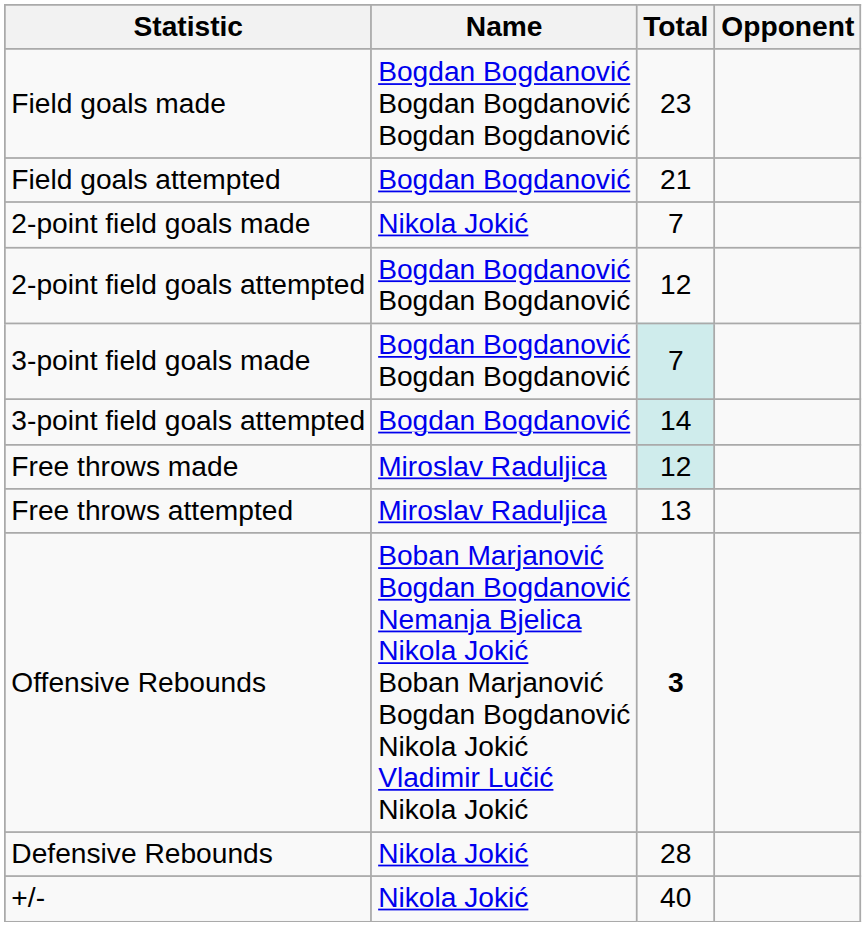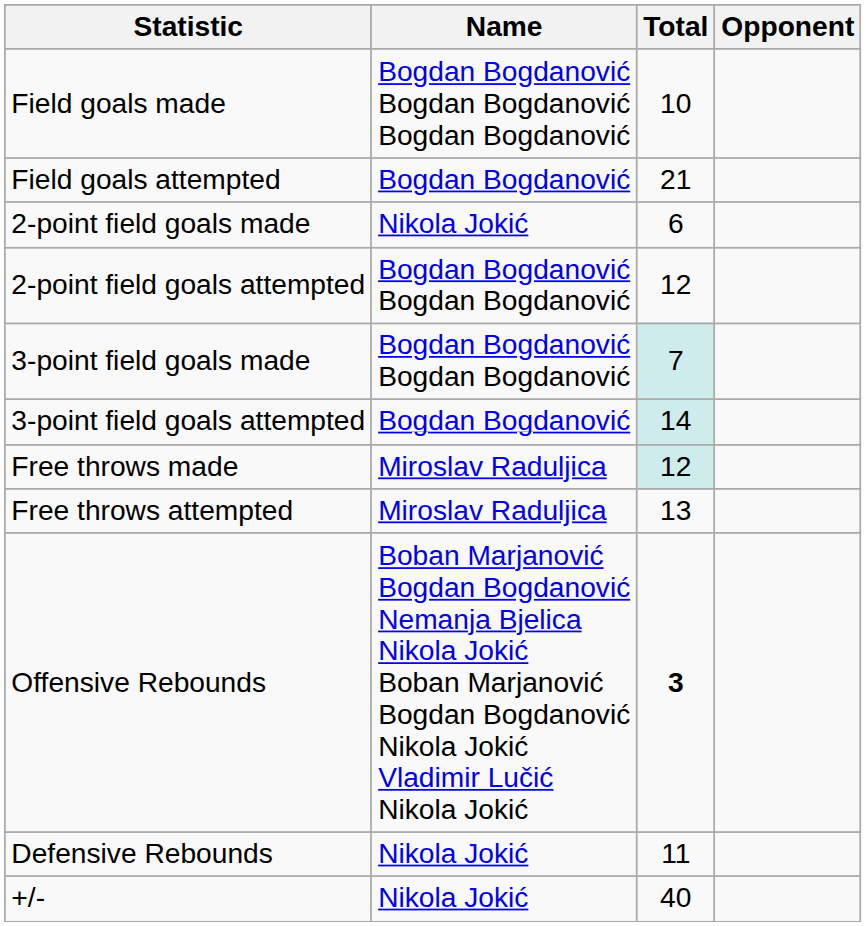(676, 103) 23 -> (676, 103) 10
(676, 224) 7 -> (676, 224) 6
(676, 853) 28 -> (676, 853) 11
